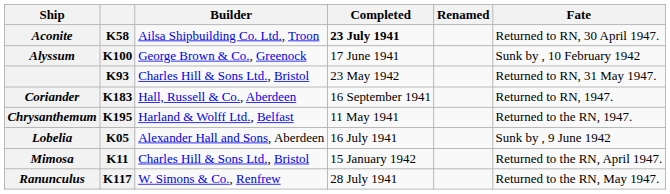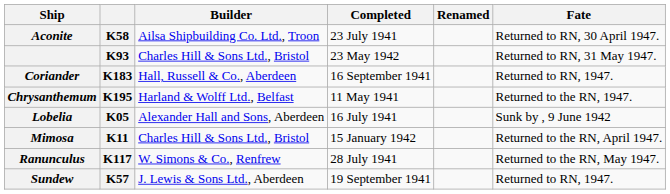(365, 35) bold -> (364, 35) normal
- row: (52, 55)
+ row: (52, 179)
